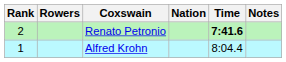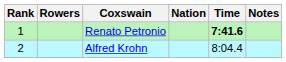(21, 31) 2 -> (21, 31) 1
(21, 48) 1 -> (21, 48) 2
